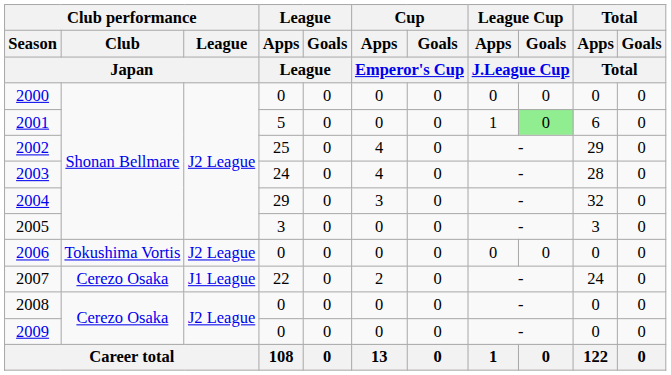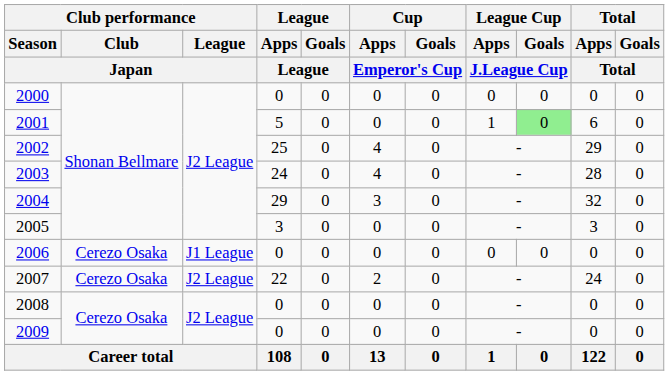(122, 252) Tokushima Vortis -> (121, 252) Cerezo Osaka
(222, 252) J2 League -> (220, 252) J1 League
(222, 278) J1 League -> (220, 278) J2 League
